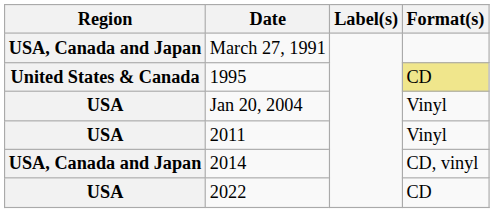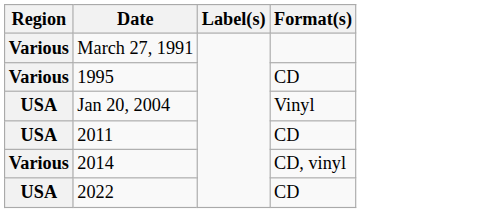(105, 47) USA, Canada and Japan -> (39, 47) Various
(105, 76) United States & Canada -> (39, 76) Various
(419, 76) khaki background -> (287, 76) no background
(427, 134) Vinyl -> (287, 134) CD
(105, 163) USA, Canada and Japan -> (39, 163) Various
